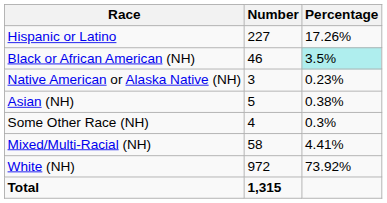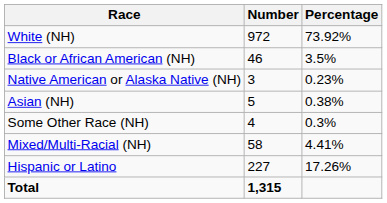rows swapped: (41, 166) <-> (62, 36)
(321, 58) paleturquoise background -> (321, 58) no background
